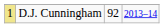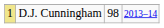(113, 13) 92 -> (113, 13) 98
